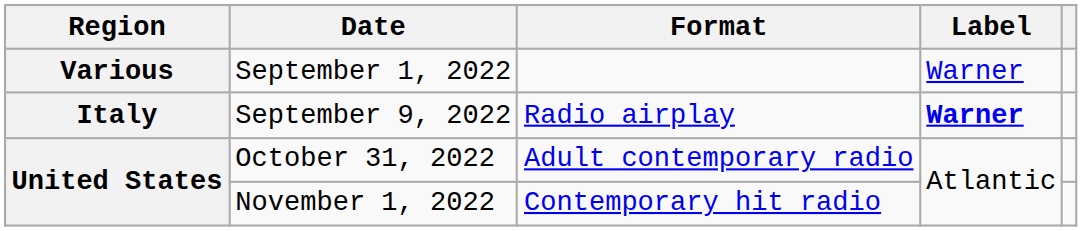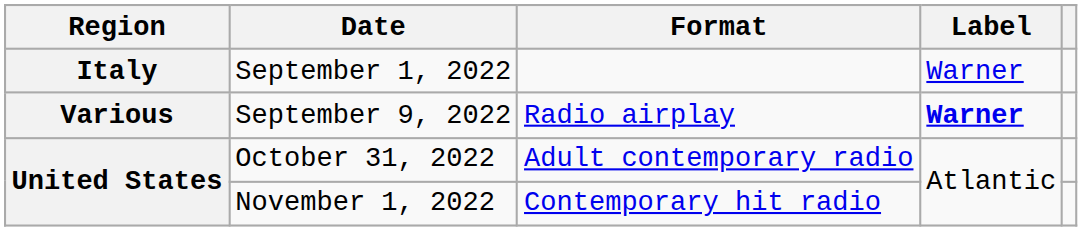(117, 71) Various -> (117, 71) Italy
(117, 115) Italy -> (117, 115) Various
